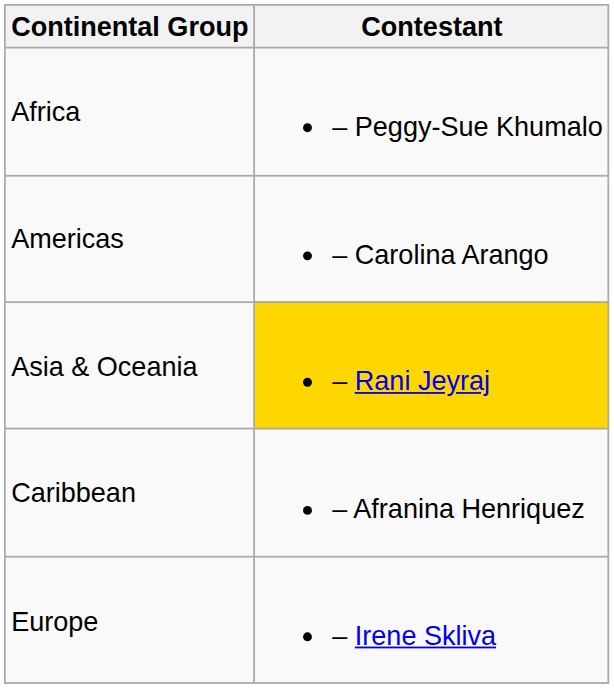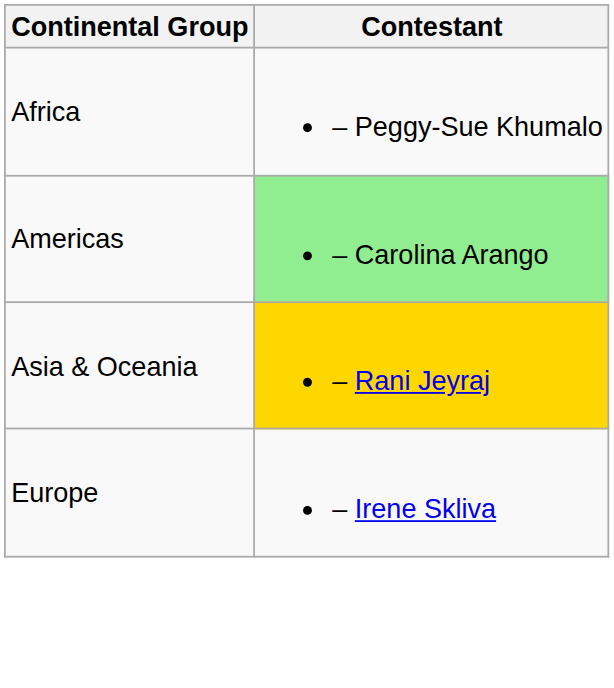(432, 254) no background -> (432, 254) lightgreen background
- row: (74, 493)
